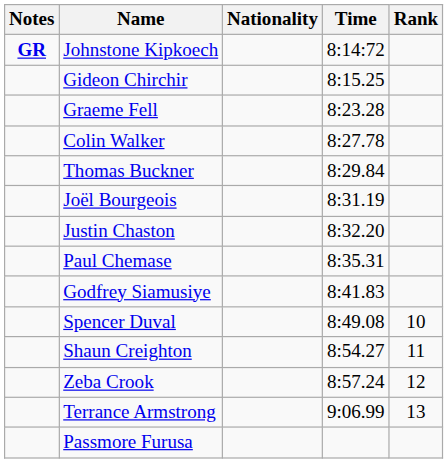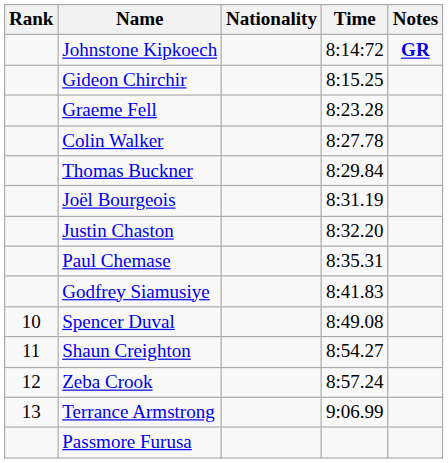columns swapped: (416, 19) <-> (32, 19)
